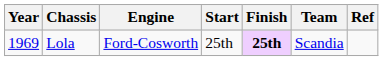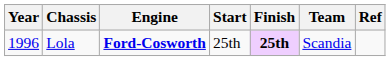(24, 43) 1969 -> (24, 43) 1996
(151, 43) normal -> (155, 43) bold
